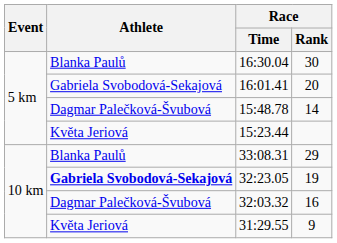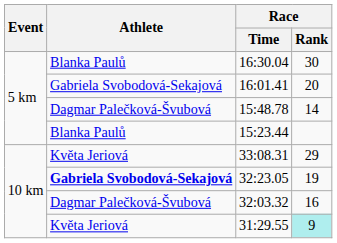(89, 132) Květa Jeriová -> (88, 132) Blanka Paulů
(88, 156) Blanka Paulů -> (89, 156) Květa Jeriová
(312, 226) no background -> (312, 226) paleturquoise background
